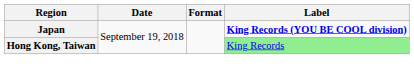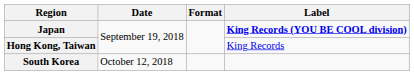(256, 45) lightgreen background -> (256, 45) no background
+ row: (51, 62)
